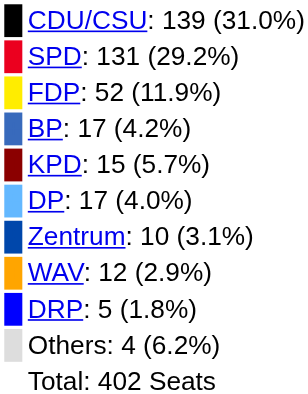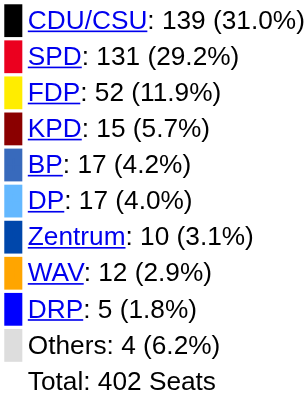rows swapped: (119, 164) <-> (109, 128)
